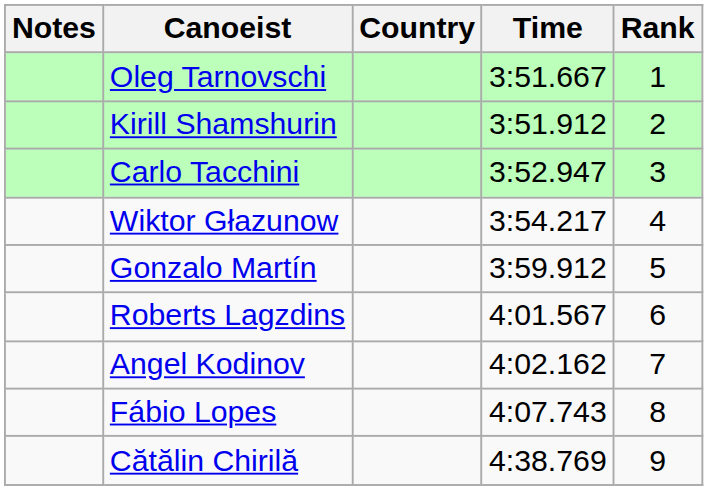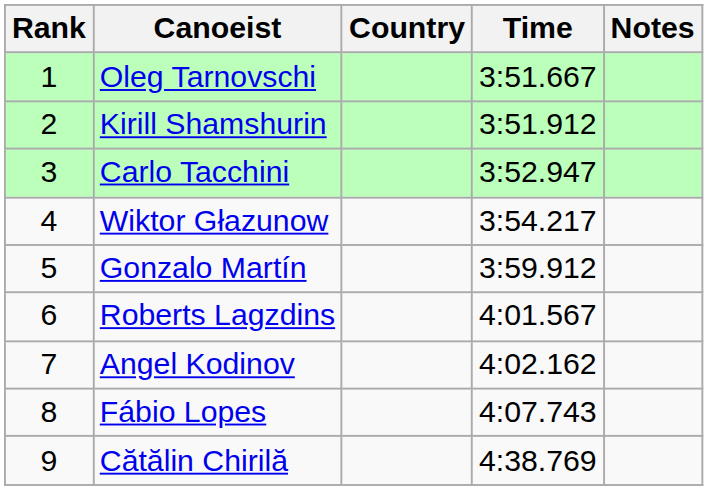columns swapped: (658, 28) <-> (54, 28)
